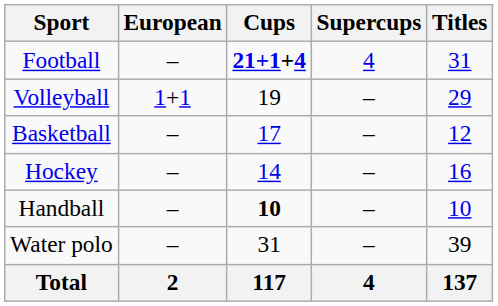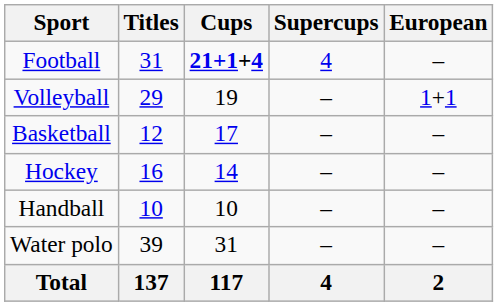columns swapped: (460, 23) <-> (173, 23)
(269, 208) bold -> (226, 208) normal
